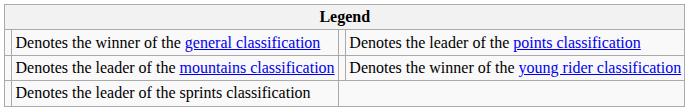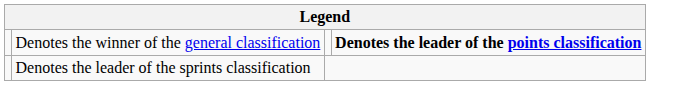(495, 42) normal -> (488, 42) bold
- row: (175, 67)
